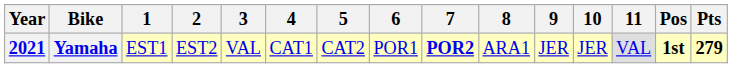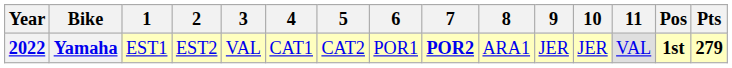(27, 47) 2021 -> (27, 47) 2022
